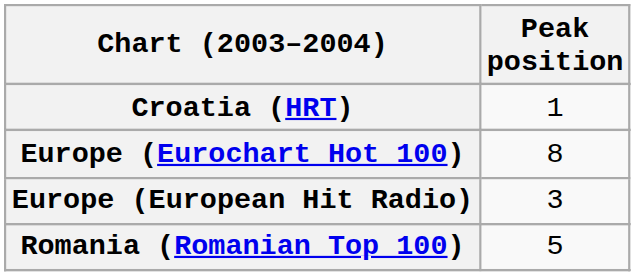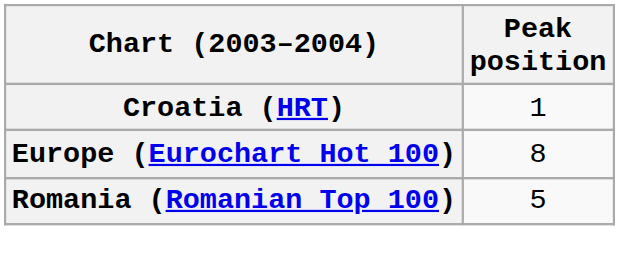- row: (243, 200)
